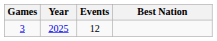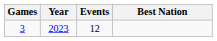(59, 28) 2025 -> (59, 28) 2023
